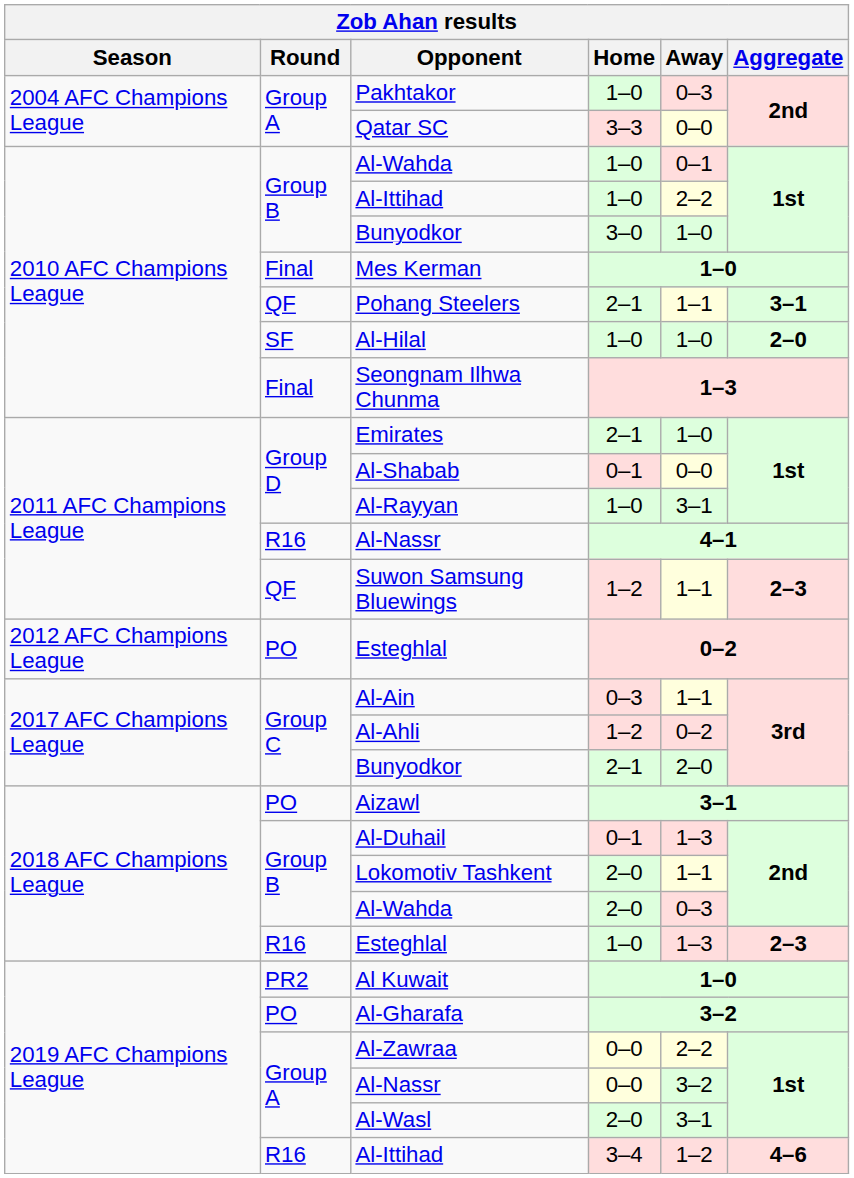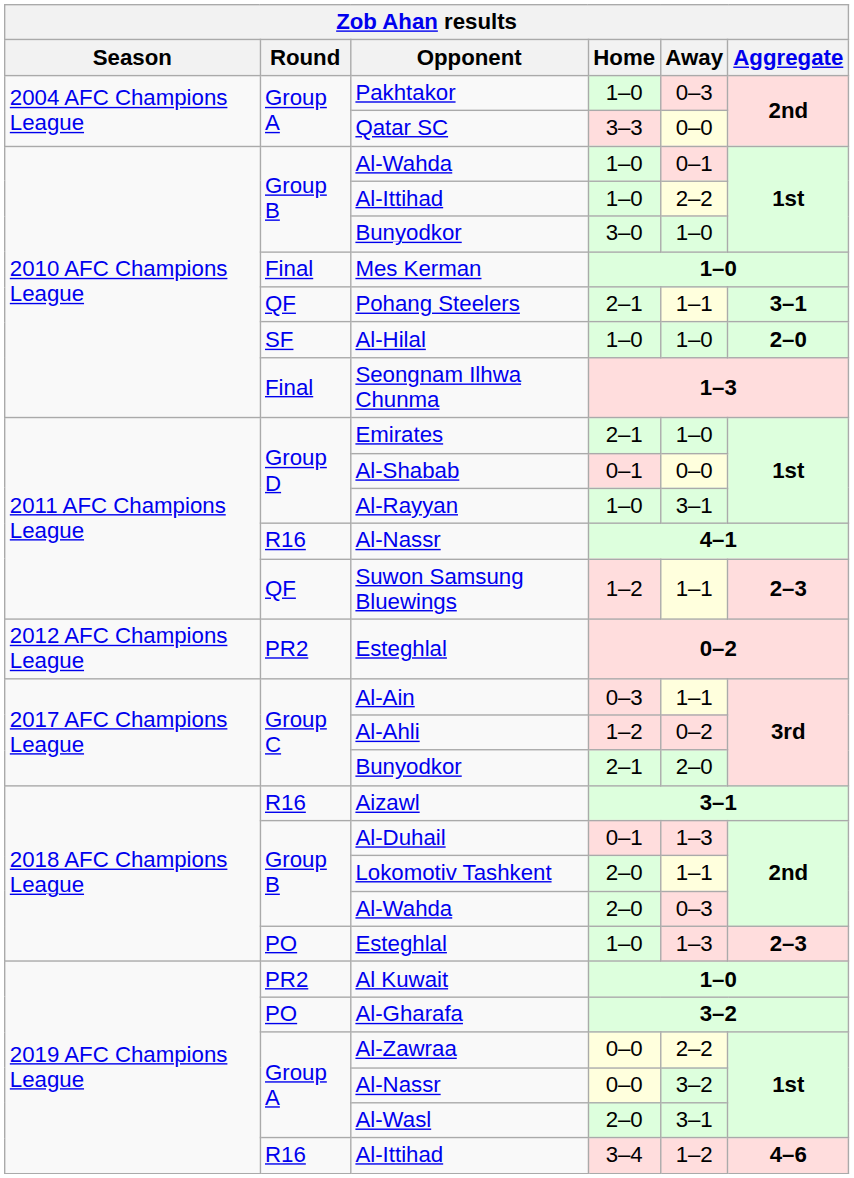(281, 649) PO -> (287, 649) PR2
(281, 802) PO -> (285, 802) R16
(285, 943) R16 -> (281, 943) PO
